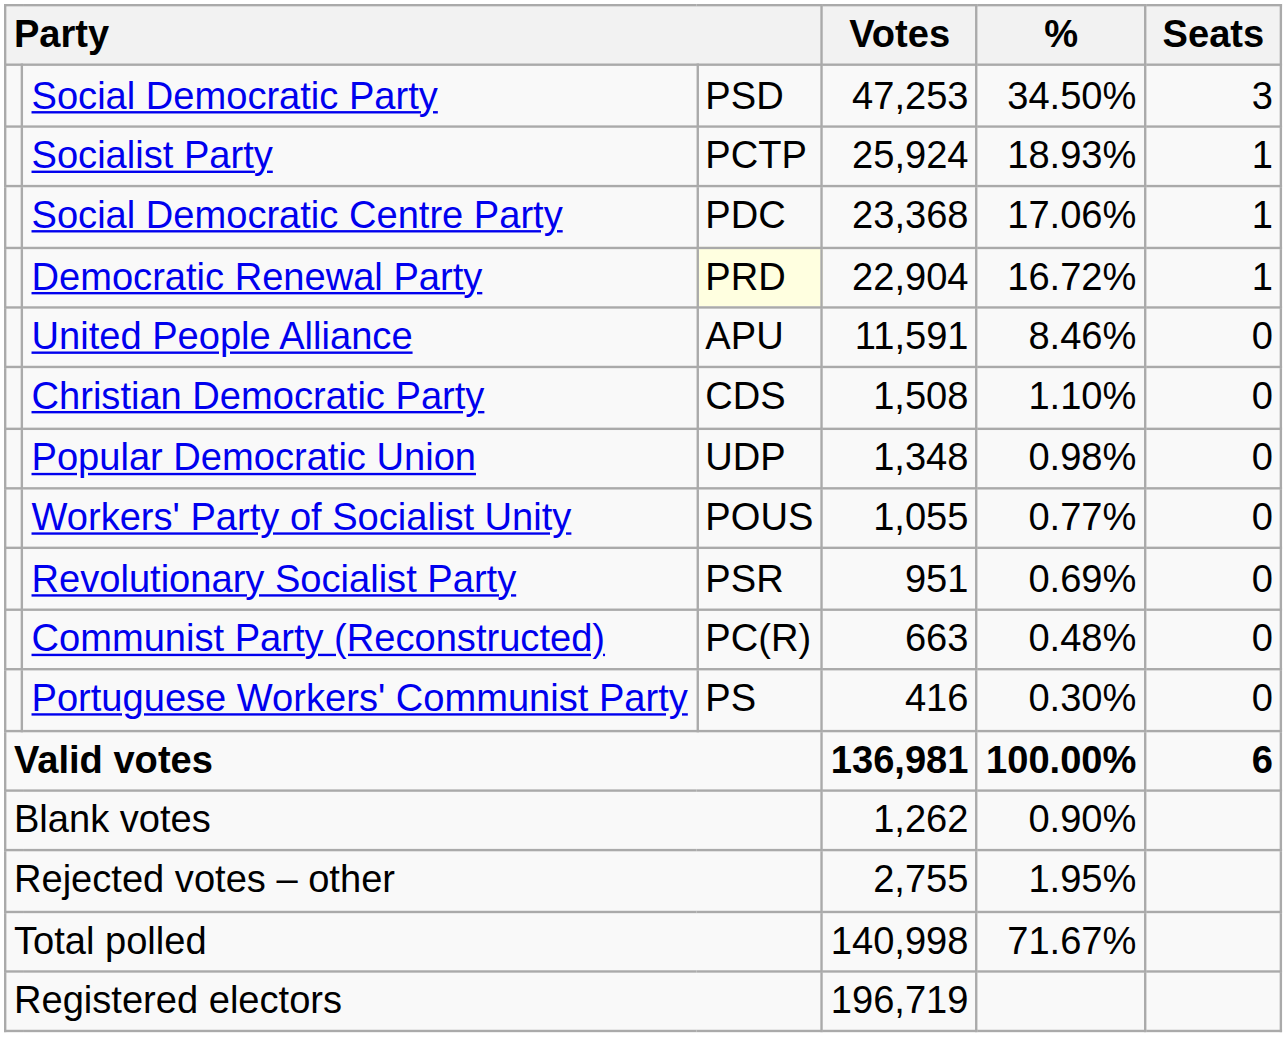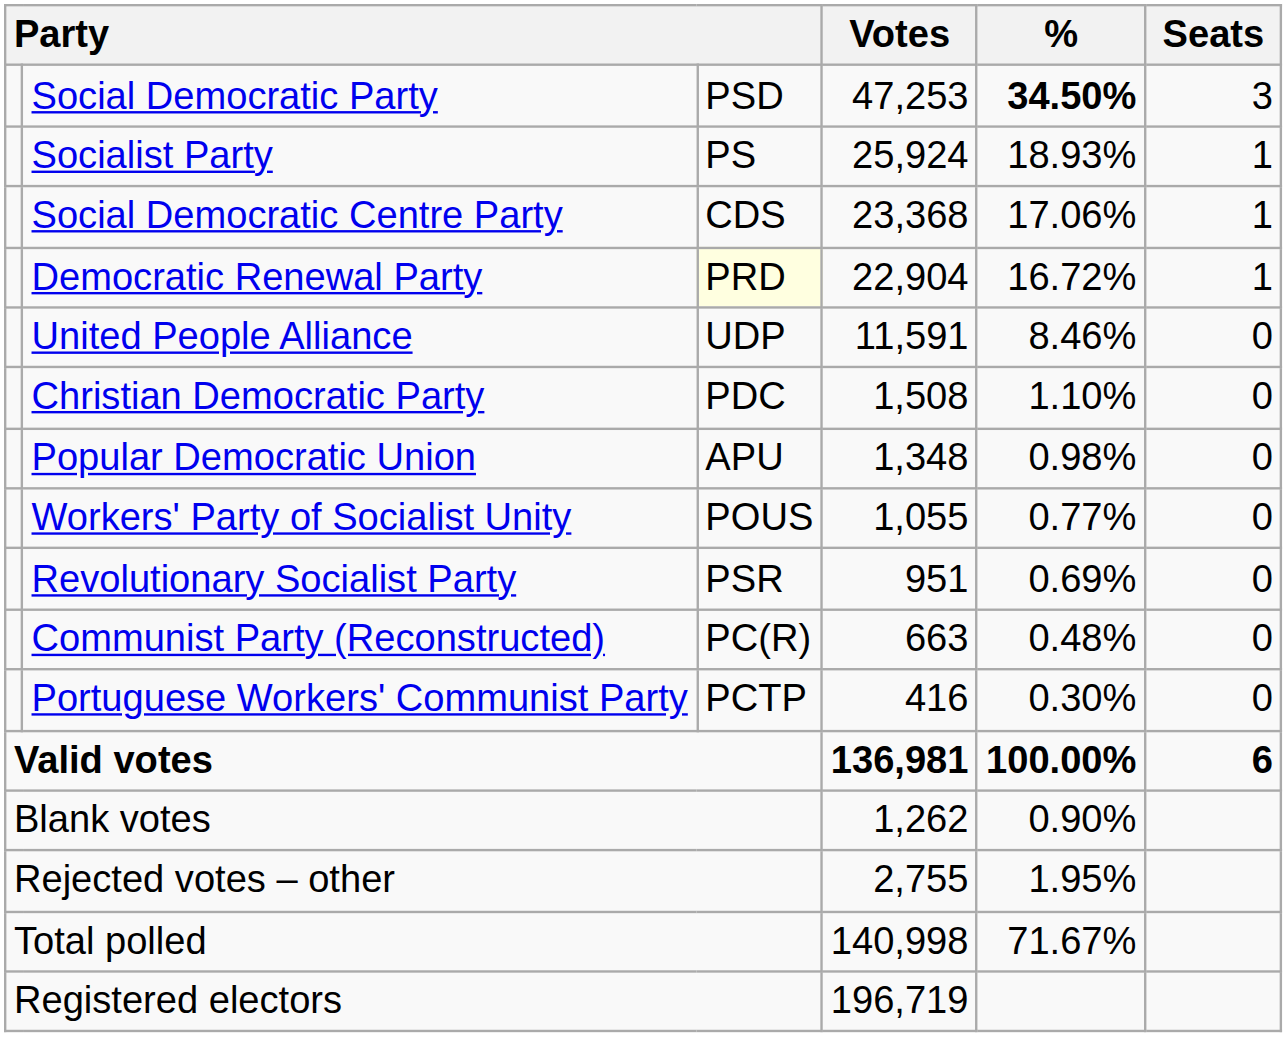(1072, 95) normal -> (1072, 95) bold
(756, 155) PCTP -> (731, 155) PS
(746, 215) PDC -> (746, 215) CDS
(745, 336) APU -> (746, 336) UDP
(746, 397) CDS -> (746, 397) PDC
(746, 457) UDP -> (745, 457) APU
(731, 699) PS -> (756, 699) PCTP
